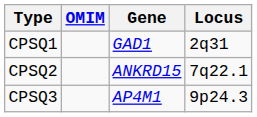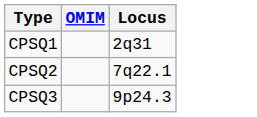- column: (147, 18)
